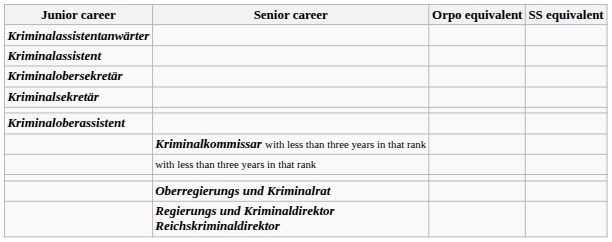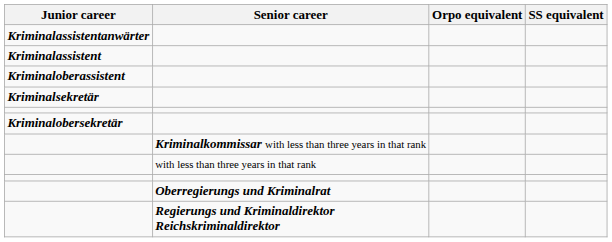rows swapped: (66, 123) <-> (65, 76)
